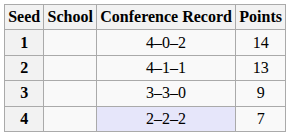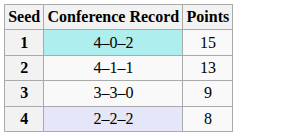- column: (70, 17)
(166, 42) no background -> (113, 42) paleturquoise background
(261, 42) 14 -> (208, 42) 15
(261, 118) 7 -> (208, 118) 8
